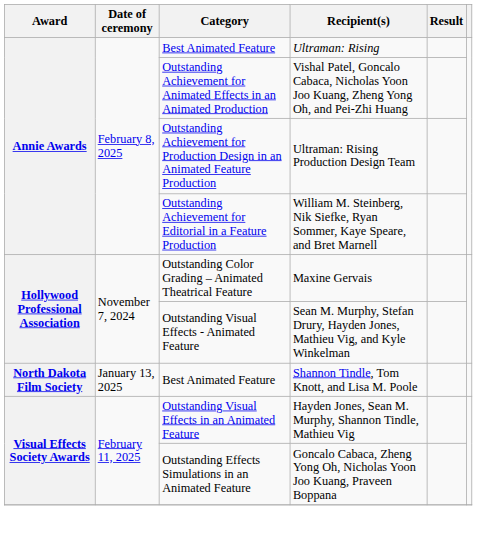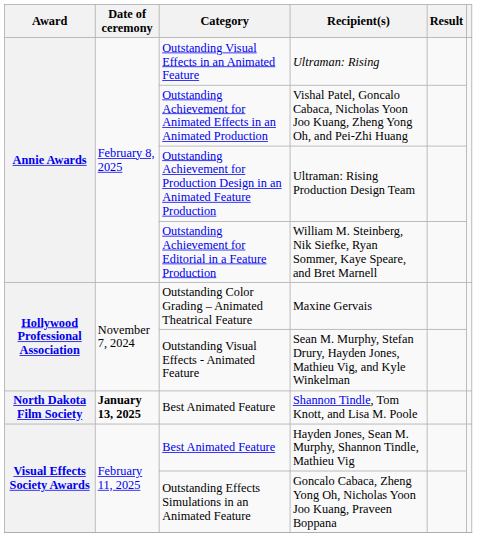(219, 47) Best Animated Feature -> (219, 61) Outstanding Visual Effects in an Animated Feature
(126, 379) normal -> (120, 407) bold
(219, 420) Outstanding Visual Effects in an Animated Feature -> (219, 447) Best Animated Feature
